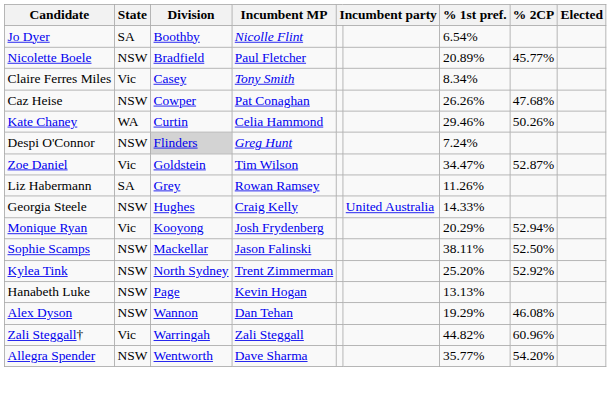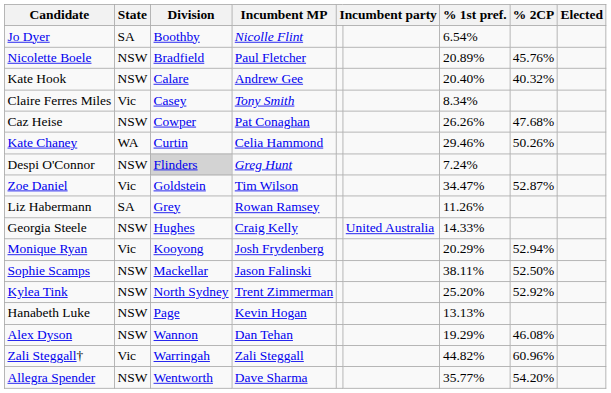(534, 57) 45.77% -> (534, 57) 45.76%
+ row: (37, 79)
